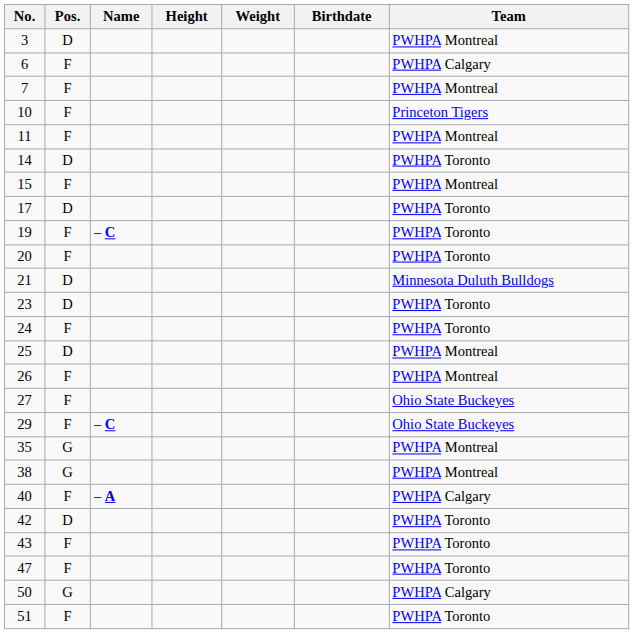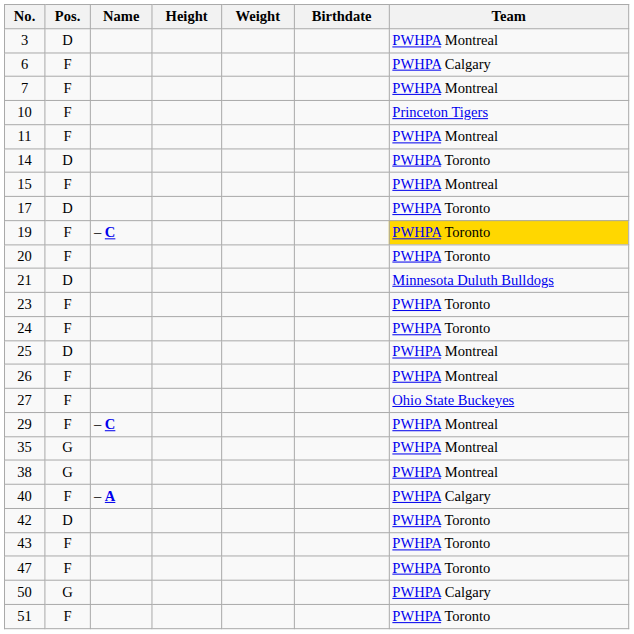(441, 232) no background -> (441, 232) gold background
(68, 304) D -> (68, 304) F
(453, 424) Ohio State Buckeyes -> (445, 424) PWHPA Montreal
